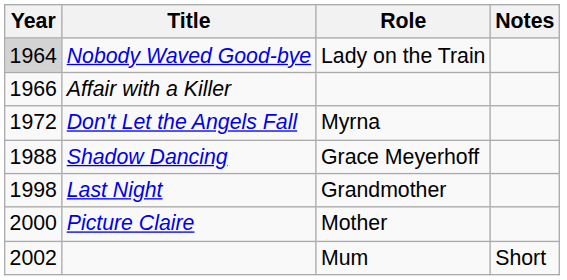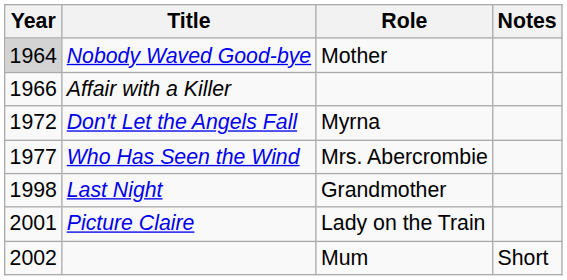(403, 55) Lady on the Train -> (354, 55) Mother
+ row: (183, 156)
- row: (147, 156)
(33, 223) 2000 -> (33, 223) 2001
(354, 223) Mother -> (403, 223) Lady on the Train
